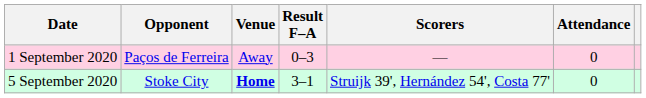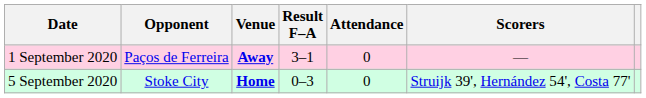columns swapped: (440, 24) <-> (594, 24)
(255, 57) normal -> (255, 57) bold
(303, 57) 0–3 -> (303, 57) 3–1
(303, 81) 3–1 -> (303, 81) 0–3
